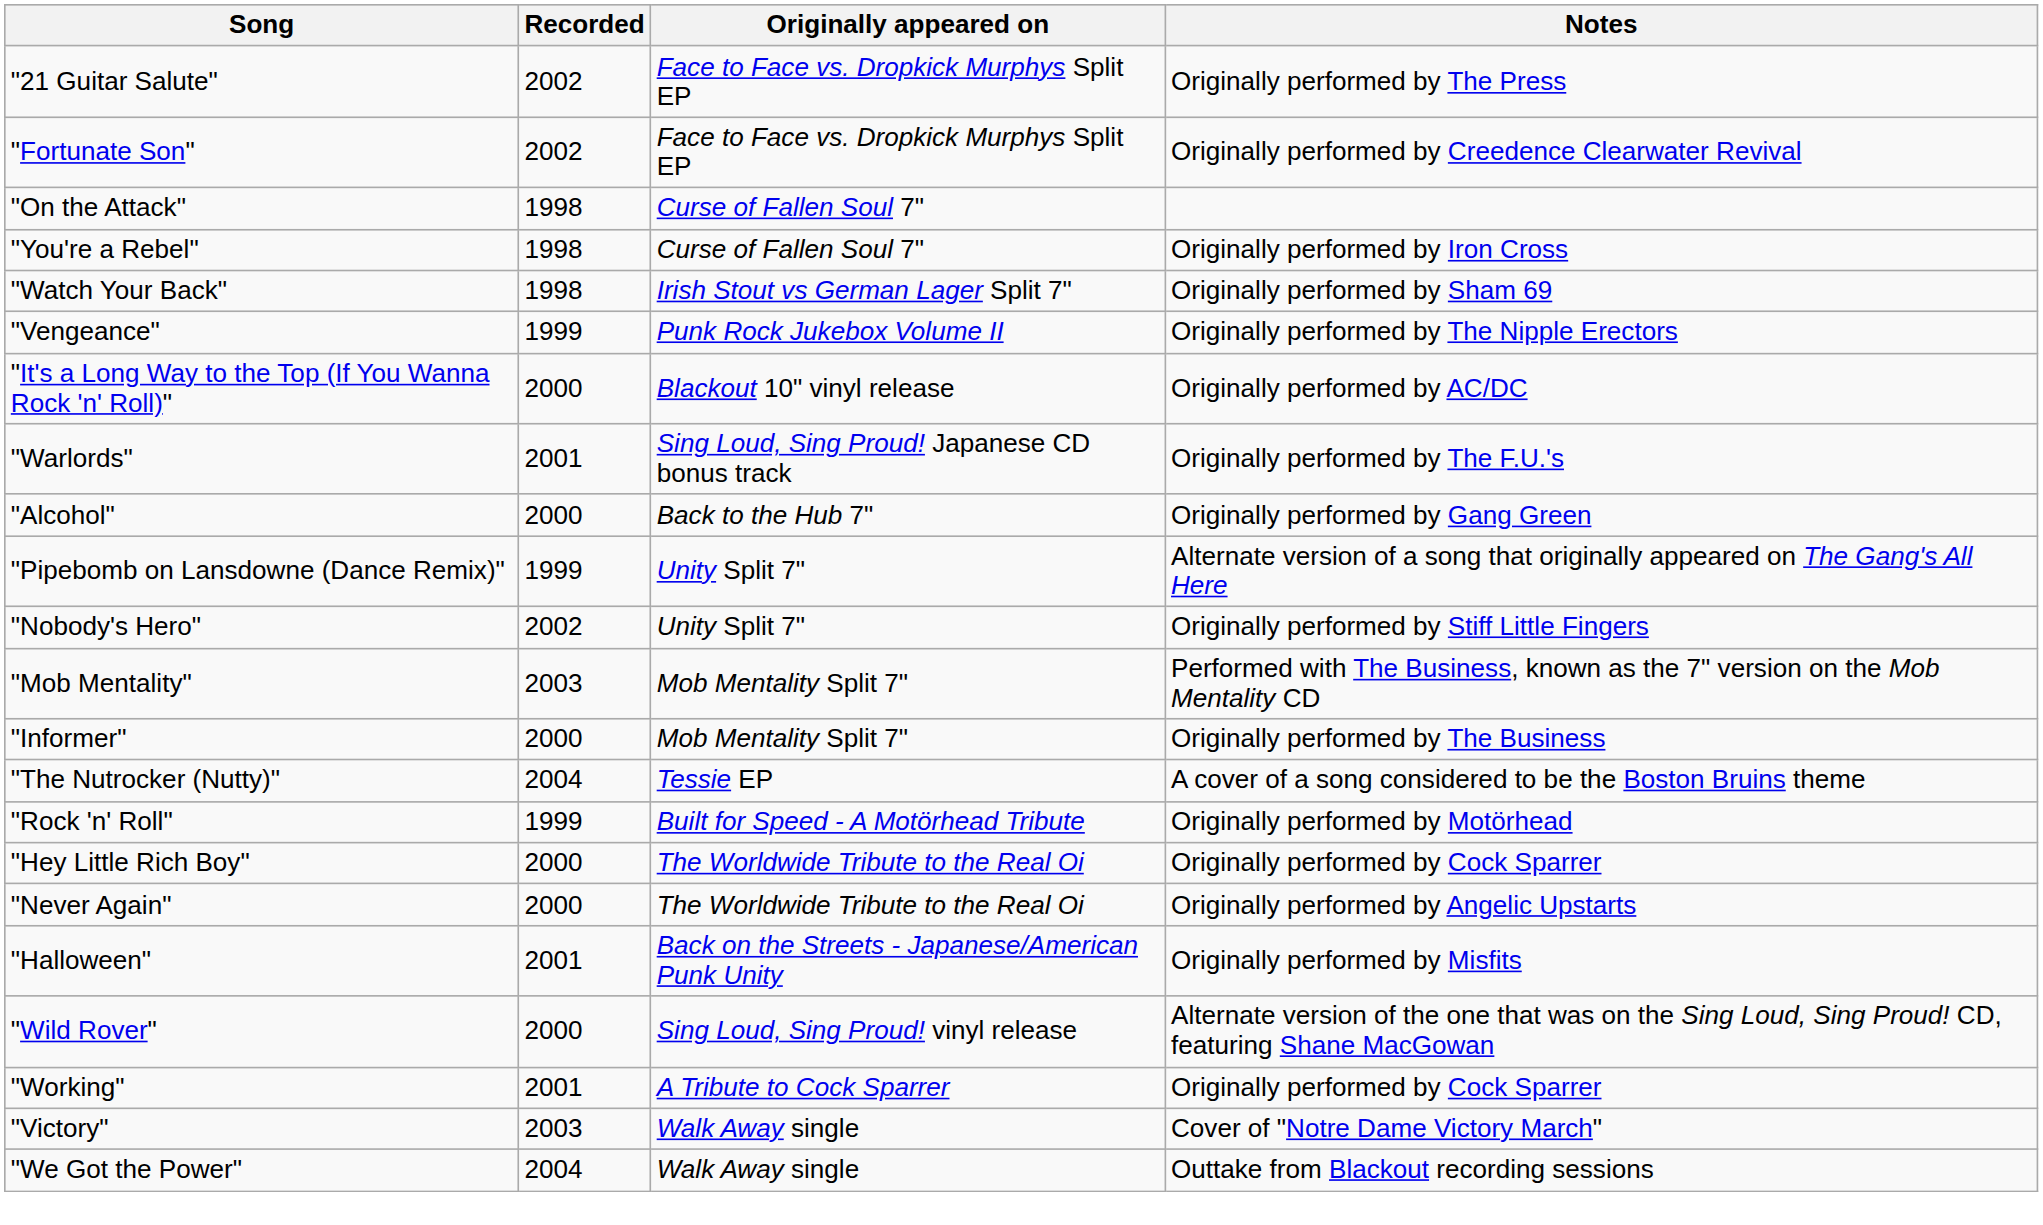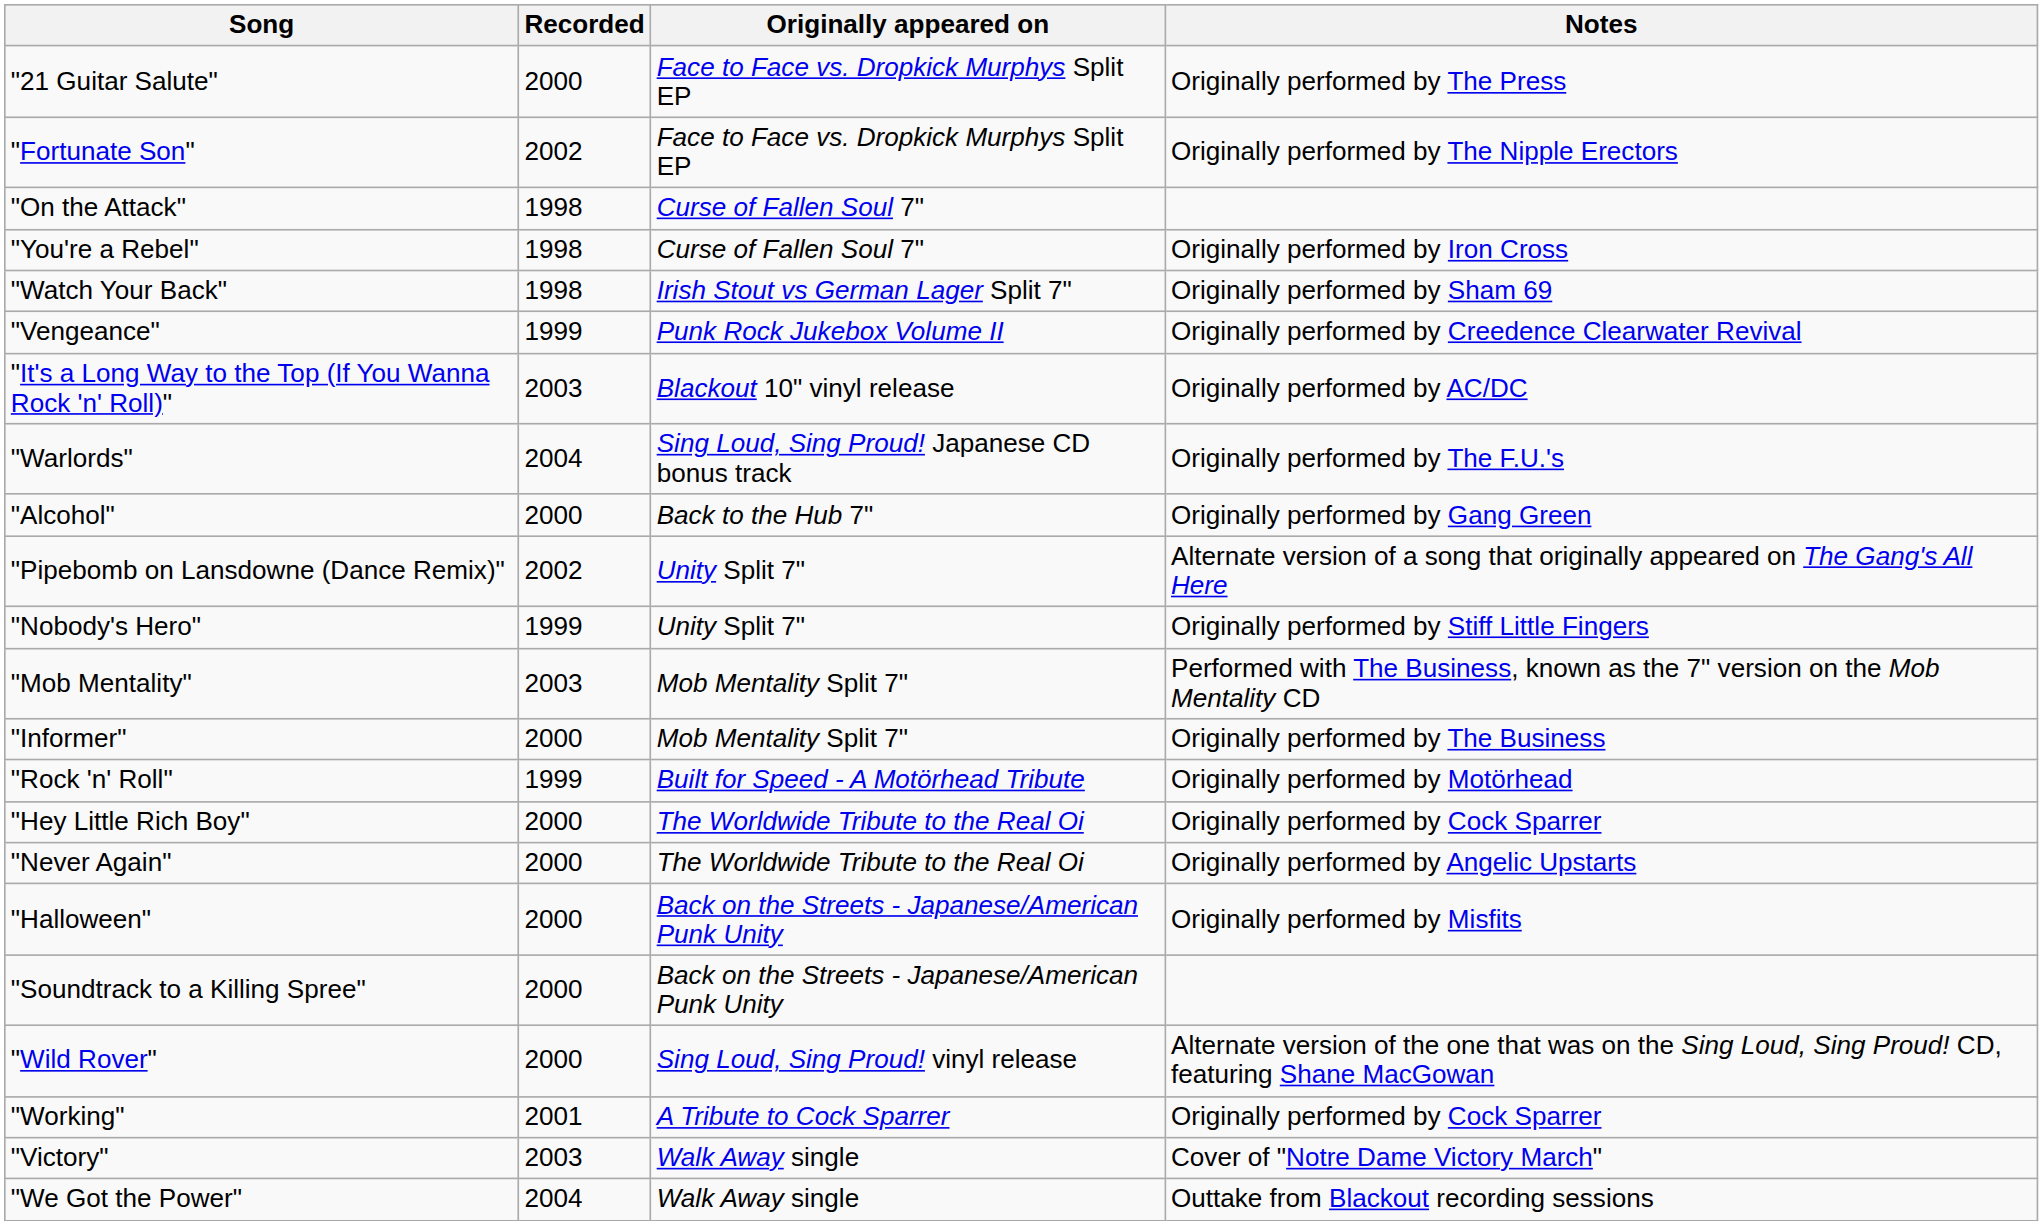(553, 81) 2002 -> (553, 81) 2000
(1486, 151) Originally performed by Creedence Clearwater Revival -> (1424, 151) Originally performed by The Nipple Erectors
(1424, 332) Originally performed by The Nipple Erectors -> (1486, 332) Originally performed by Creedence Clearwater Revival
(553, 388) 2000 -> (553, 388) 2003
(553, 458) 2001 -> (553, 458) 2004
(553, 570) 1999 -> (553, 570) 2002
(553, 626) 2002 -> (553, 626) 1999
- row: (145, 780)
(553, 960) 2001 -> (553, 919) 2000
+ row: (188, 989)
